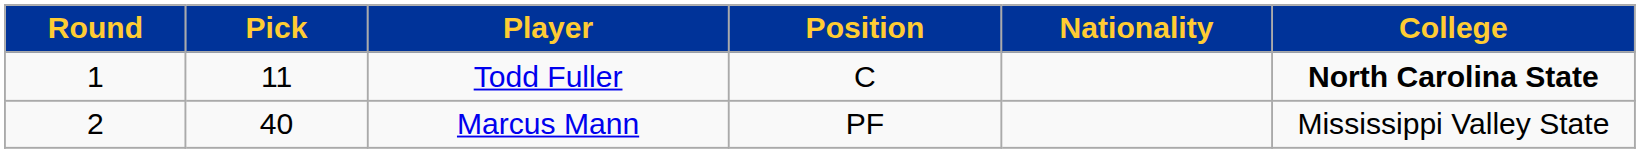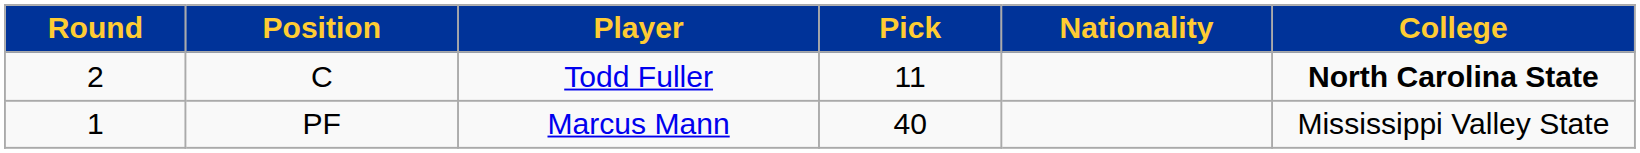columns swapped: (276, 28) <-> (865, 28)
(95, 76) 1 -> (95, 76) 2
(95, 123) 2 -> (95, 123) 1
